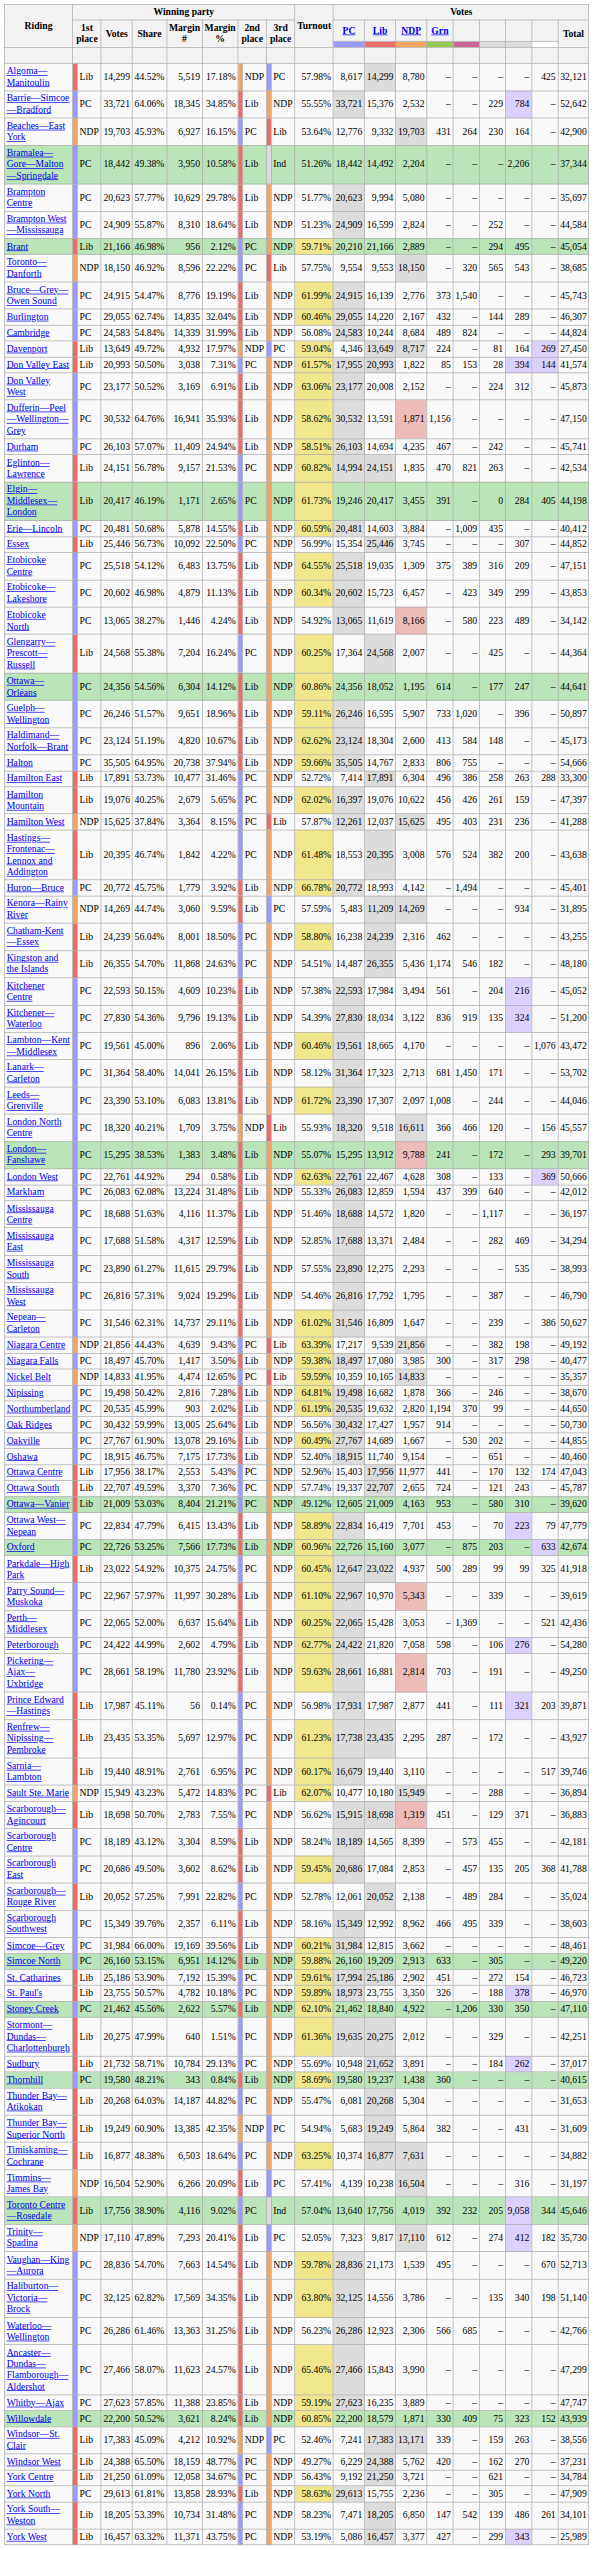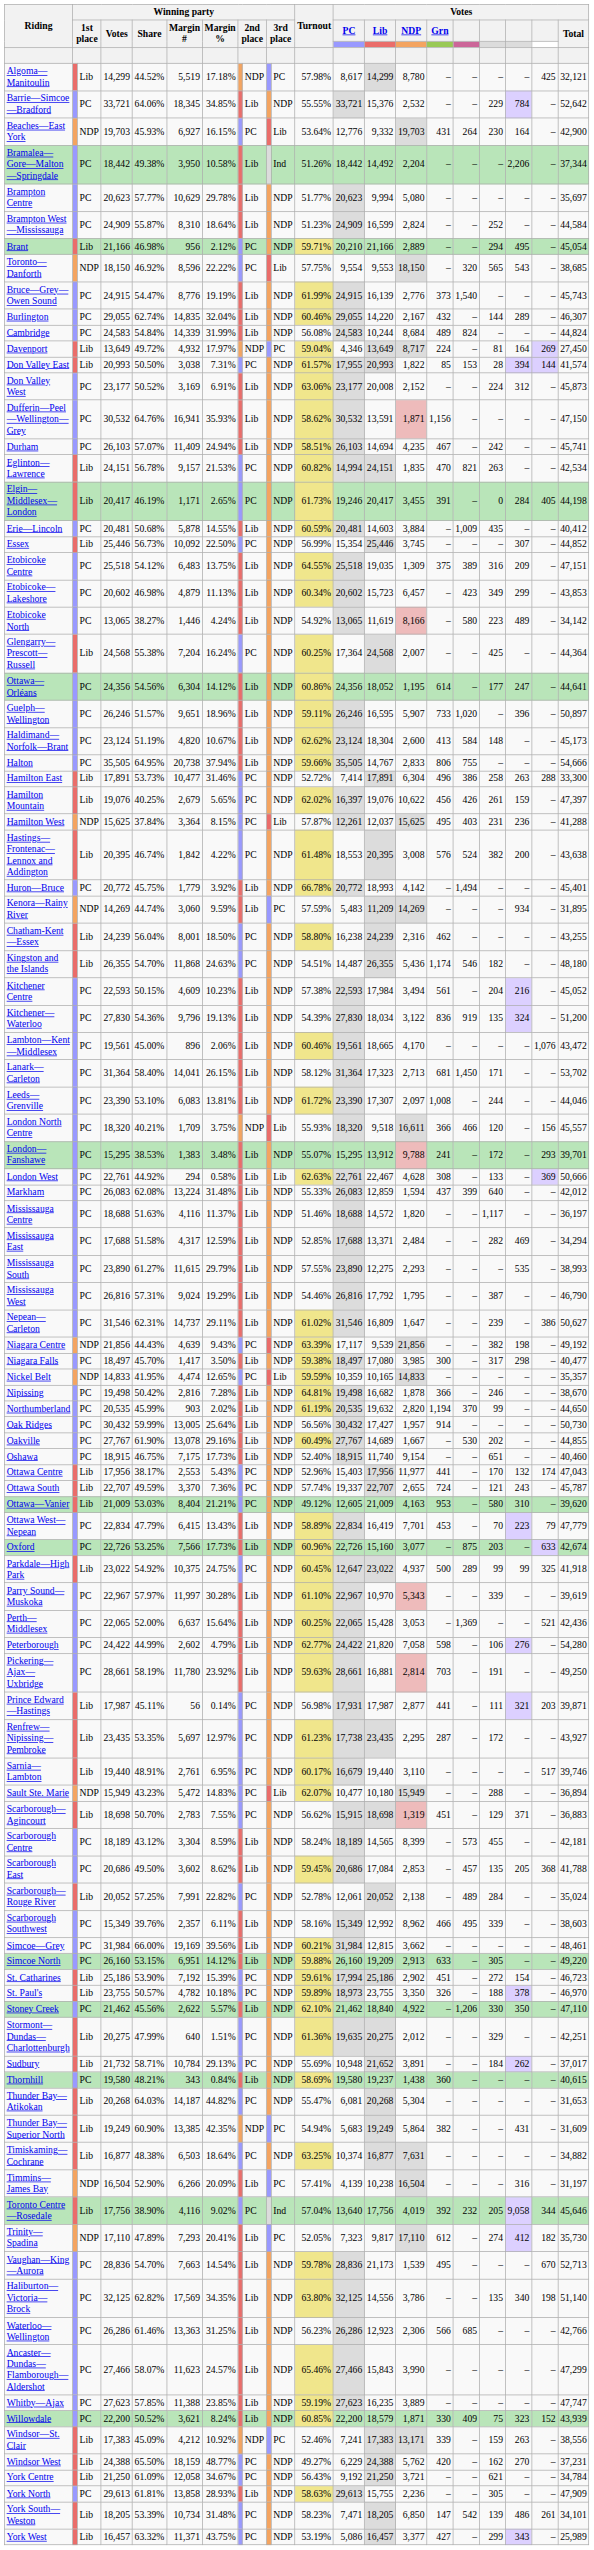(283, 1176) NDP -> (280, 1176) Lib
(280, 1344) Lib -> (283, 1344) NDP
(349, 1344) 17,217 -> (349, 1344) 17,117
